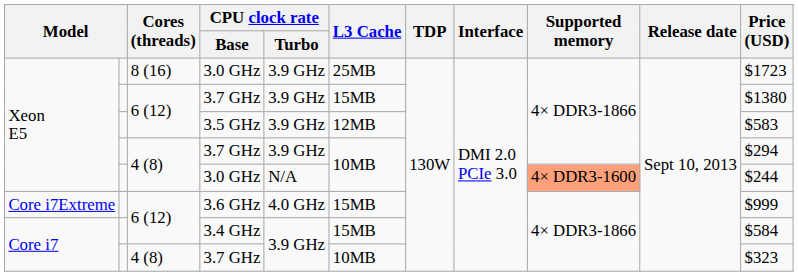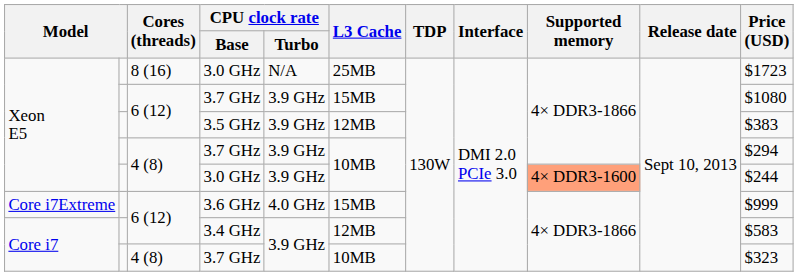(297, 71) 3.9 GHz -> (283, 71) N/A
(766, 97) $1380 -> (766, 97) $1080
(761, 124) $583 -> (761, 124) $383
(283, 177) N/A -> (297, 177) 3.9 GHz
(354, 230) 15MB -> (354, 230) 12MB
(761, 230) $584 -> (761, 230) $583
